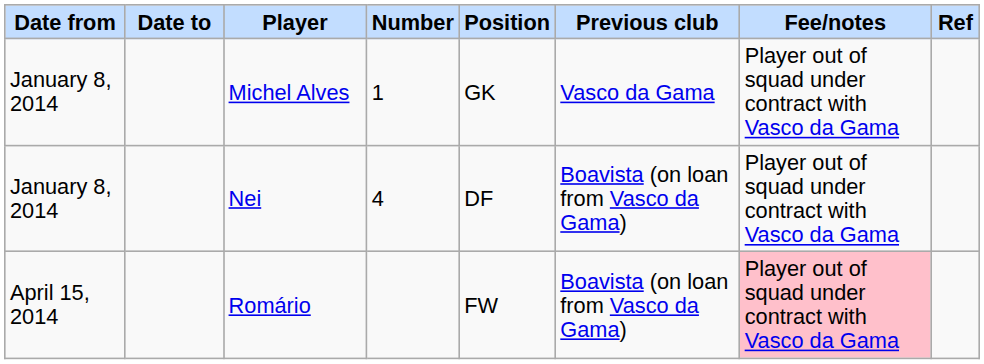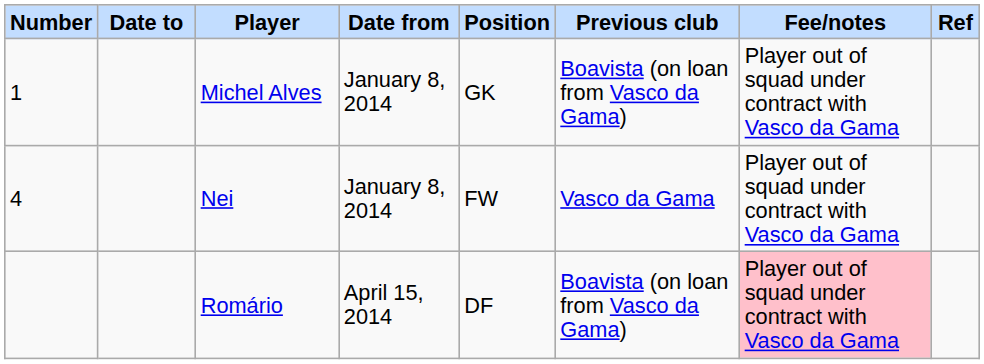columns swapped: (65, 22) <-> (413, 22)
(637, 92) Vasco da Gama -> (644, 92) Boavista (on loan from Vasco da Gama)
(479, 198) DF -> (481, 198) FW
(644, 198) Boavista (on loan from Vasco da Gama) -> (637, 198) Vasco da Gama
(481, 304) FW -> (479, 304) DF
